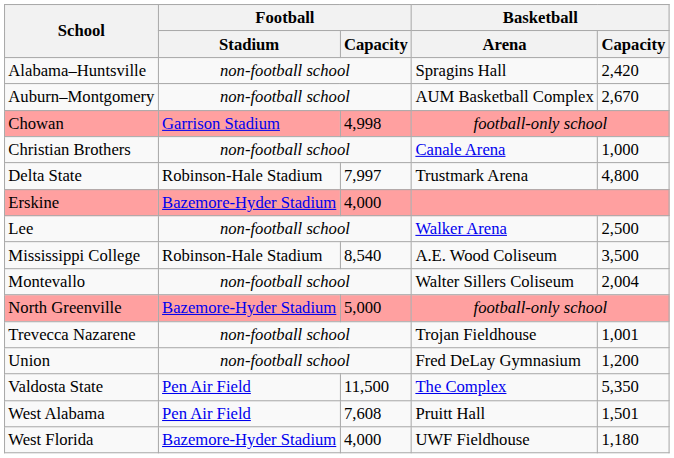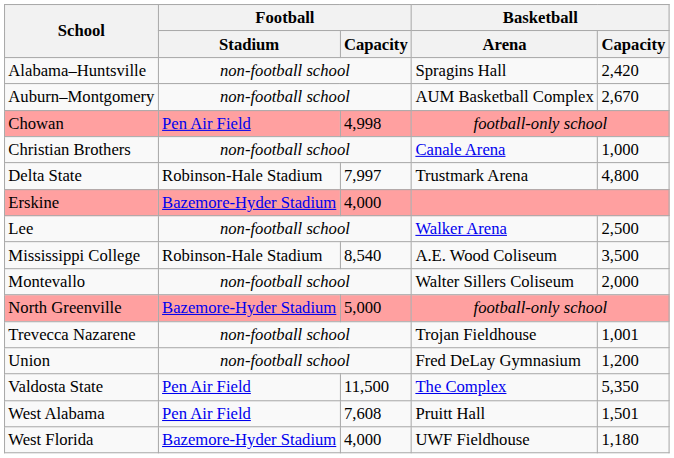(221, 123) Garrison Stadium -> (206, 123) Pen Air Field
(620, 281) 2,004 -> (620, 281) 2,000
